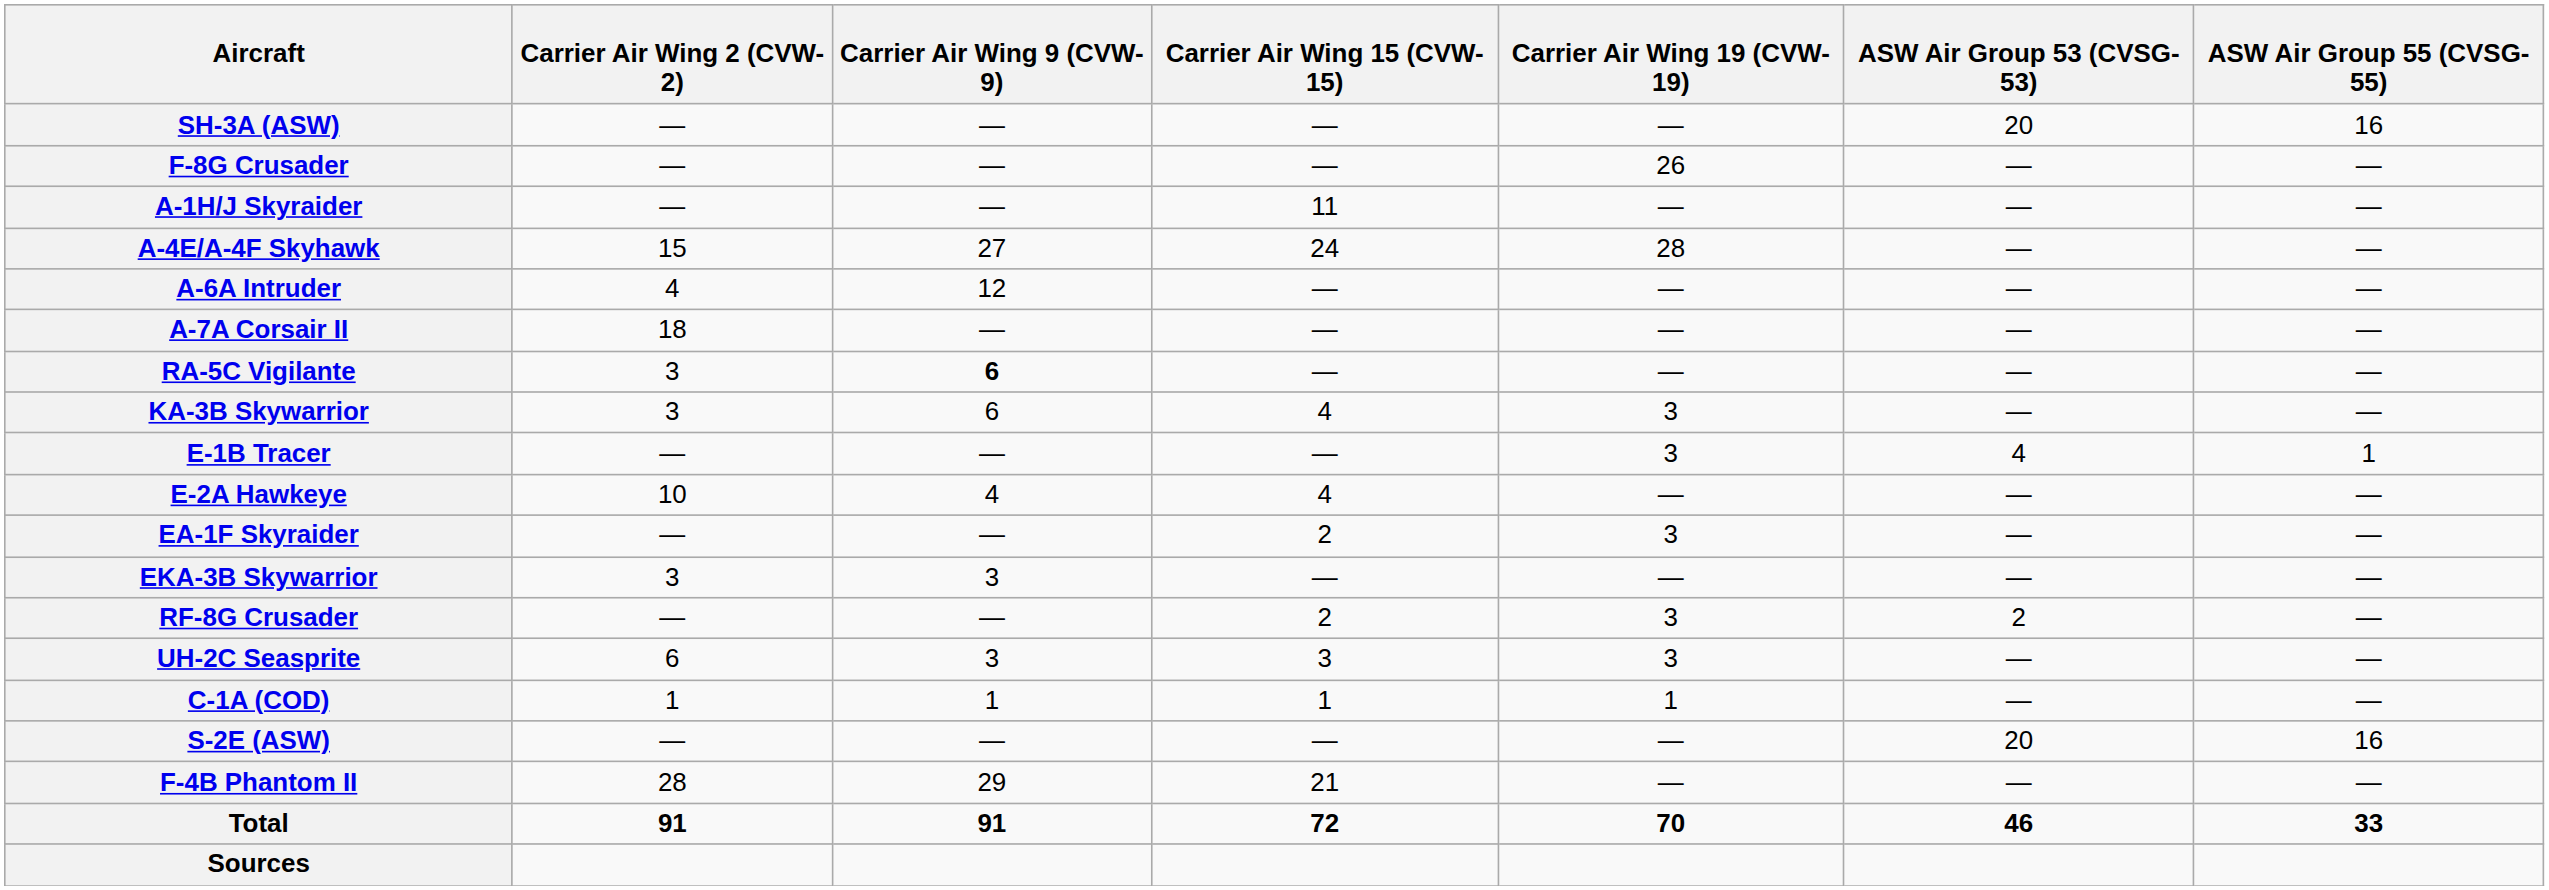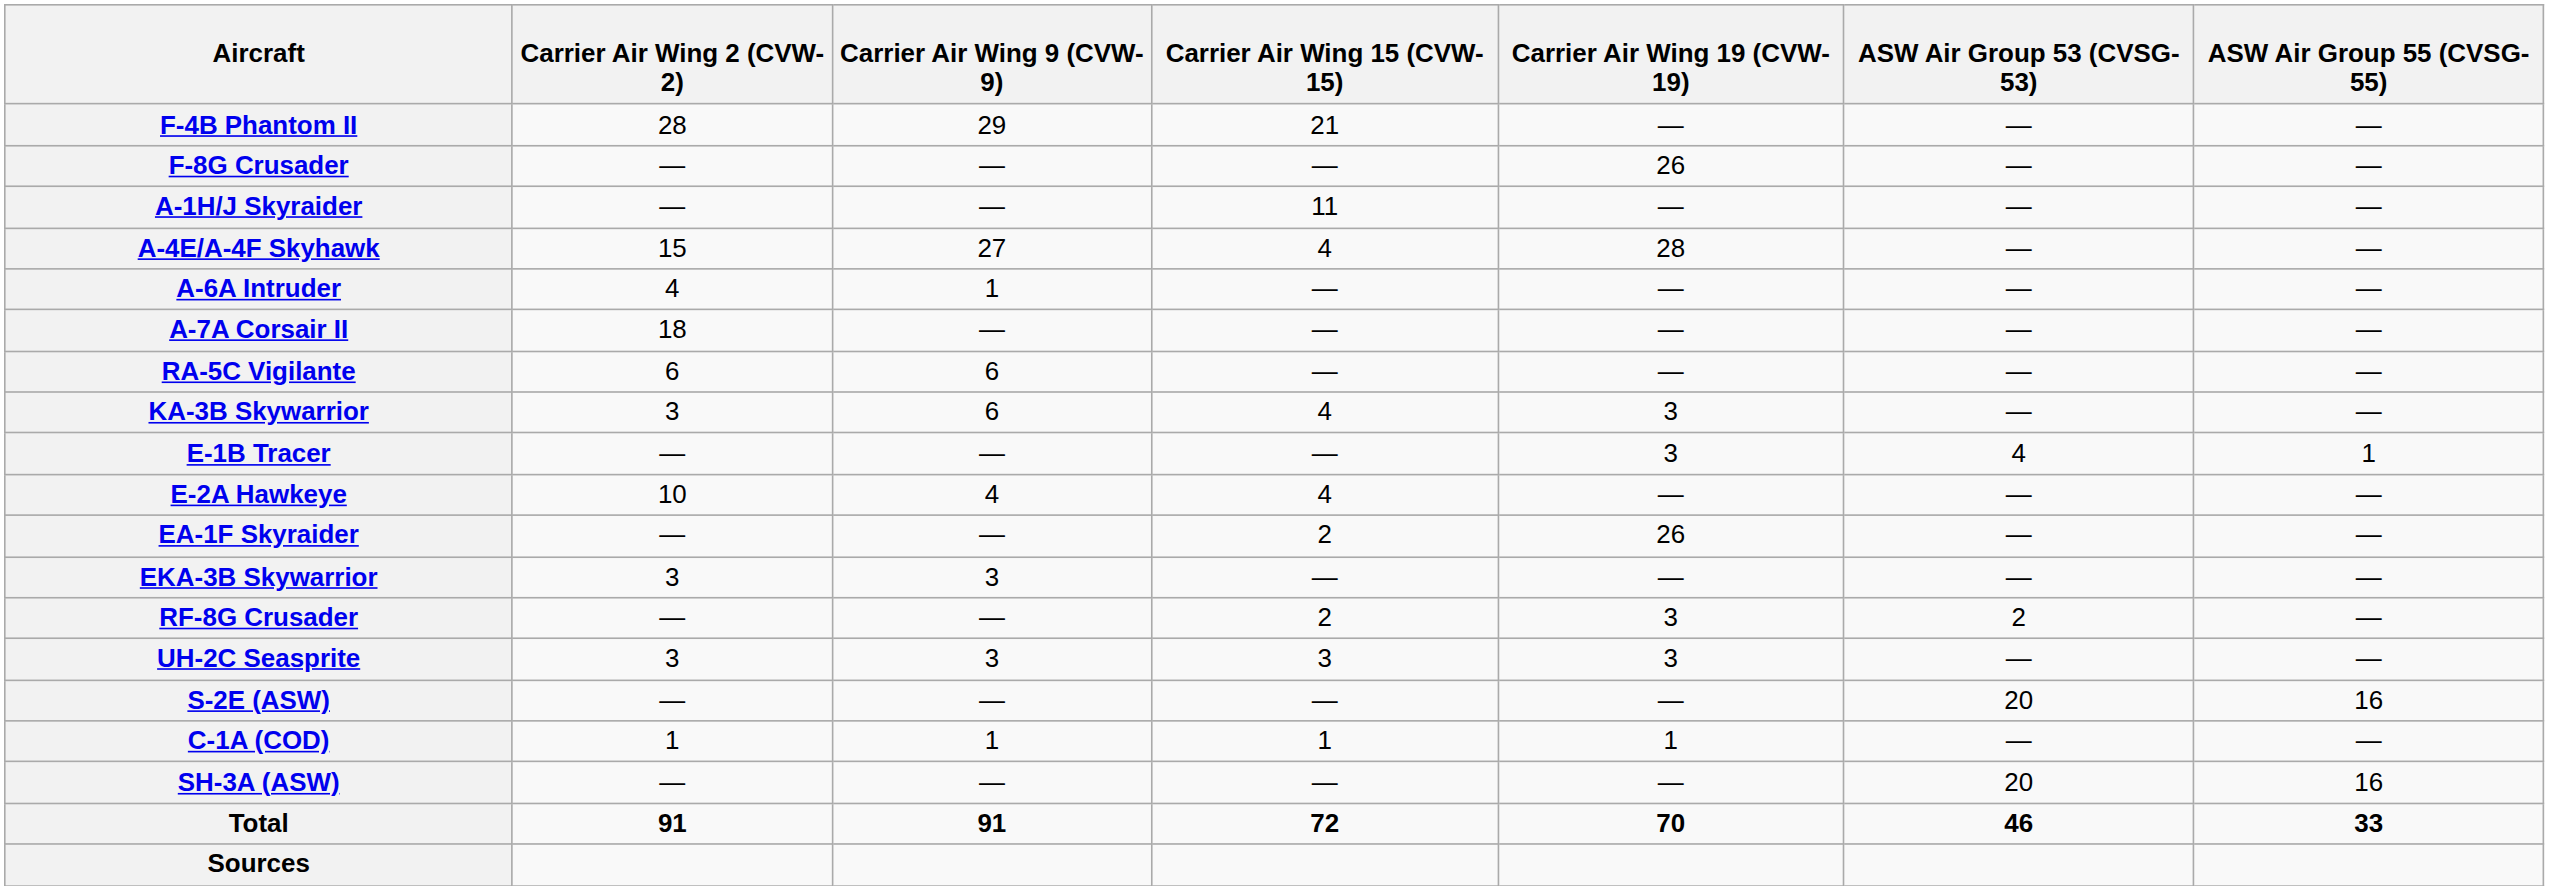rows swapped: (259, 782) <-> (259, 124)
(1325, 247) 24 -> (1325, 247) 4
(992, 288) 12 -> (992, 288) 1
(672, 371) 3 -> (672, 371) 6
(992, 371) bold -> (992, 371) normal
(1671, 535) 3 -> (1671, 535) 26
(672, 658) 6 -> (672, 658) 3
rows swapped: (259, 699) <-> (259, 741)
